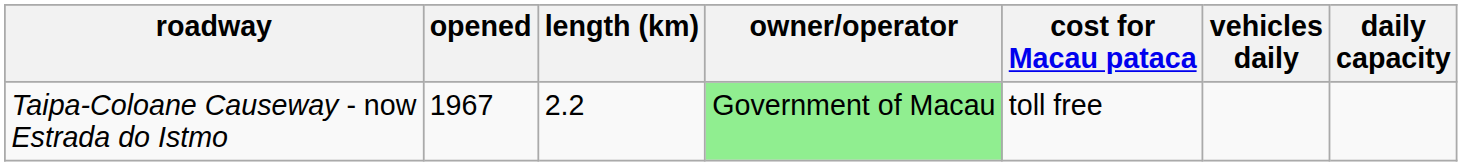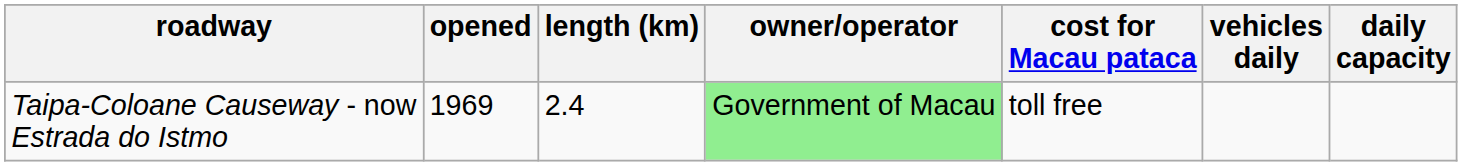(461, 104) 1967 -> (461, 104) 1969
(565, 104) 2.2 -> (565, 104) 2.4
